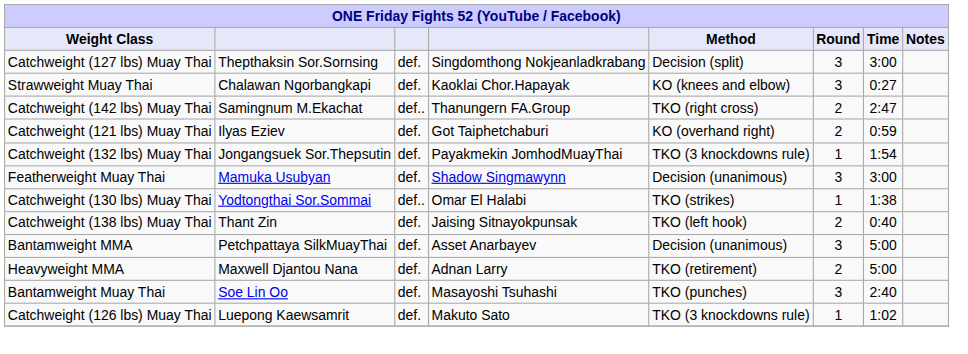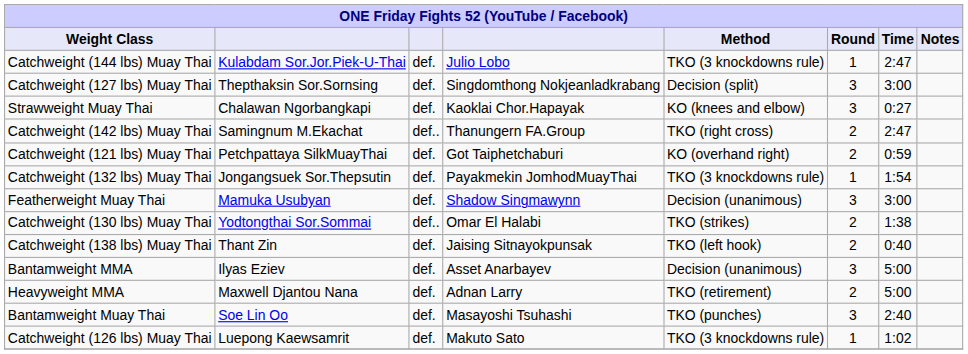+ row: (110, 62)
(252, 131) Ilyas Eziev -> (303, 154) Petchpattaya SilkMuayThai
(838, 200) 1 -> (853, 223) 2
(303, 246) Petchpattaya SilkMuayThai -> (252, 269) Ilyas Eziev
